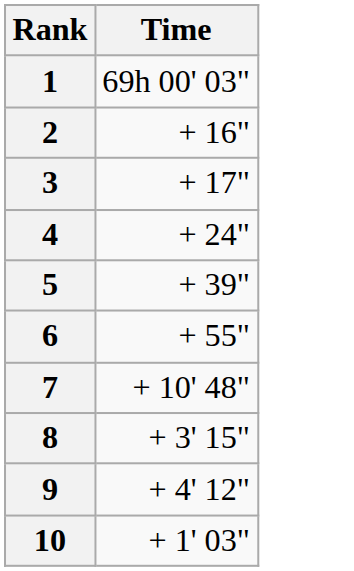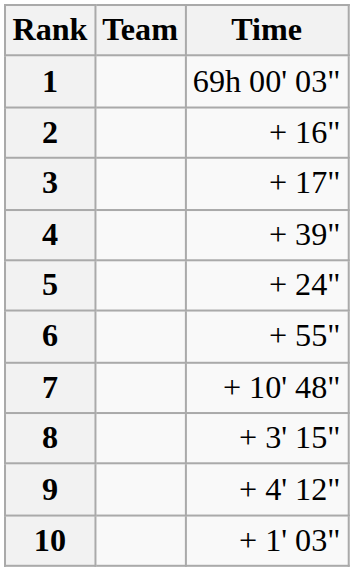+ column: (140, 30)
(214, 234) + 24" -> (305, 234) + 39"
(214, 285) + 39" -> (305, 285) + 24"
